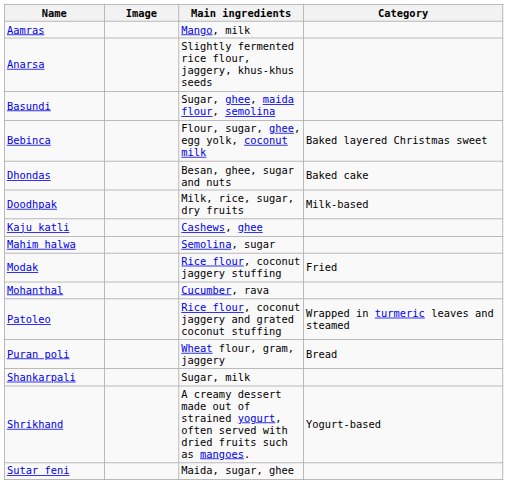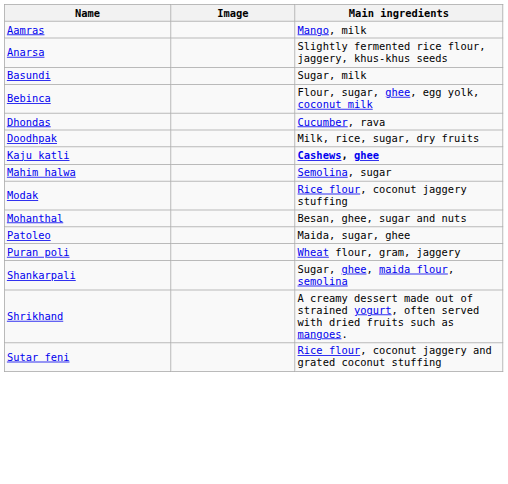- column: (403, 13)
(238, 106) Sugar, ghee, maida flour, semolina -> (332, 76) Sugar, milk
(238, 176) Besan, ghee, sugar and nuts -> (341, 122) Cucumber, rava
(222, 228) normal -> (338, 156) bold
(225, 290) Cucumber, rava -> (382, 218) Besan, ghee, sugar and nuts
(241, 319) Rice flour, coconut jaggery and grated coconut stuffing -> (354, 235) Maida, sugar, ghee
(216, 377) Sugar, milk -> (376, 275) Sugar, ghee, maida flour, semolina
(238, 471) Maida, sugar, ghee -> (395, 357) Rice flour, coconut jaggery and grated coconut stuffing
